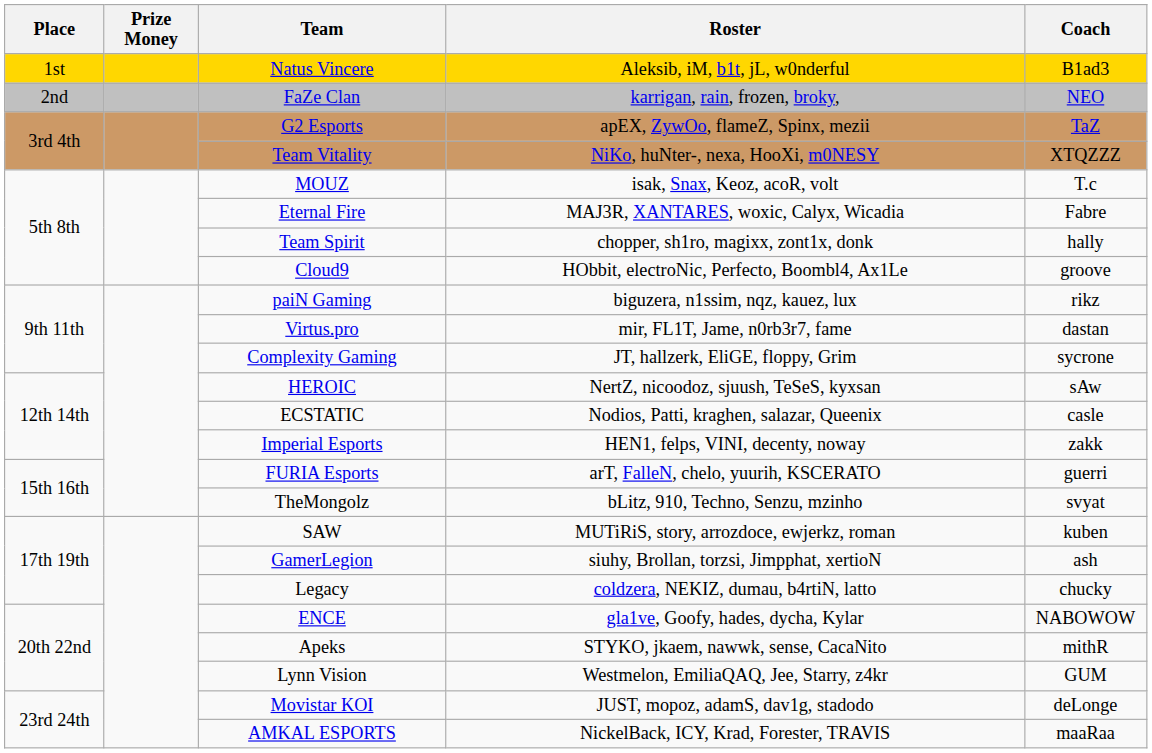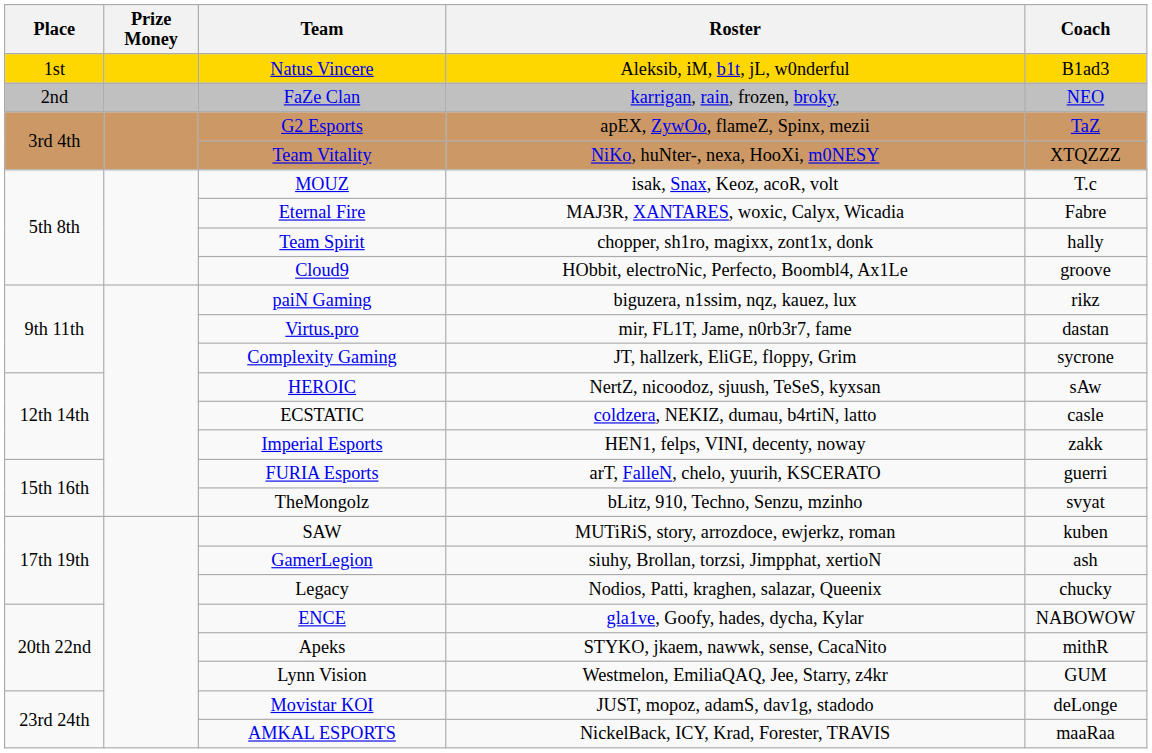(735, 415) Nodios, Patti, kraghen, salazar, Queenix -> (735, 415) coldzera, NEKIZ, dumau, b4rtiN, latto
(735, 589) coldzera, NEKIZ, dumau, b4rtiN, latto -> (735, 589) Nodios, Patti, kraghen, salazar, Queenix
